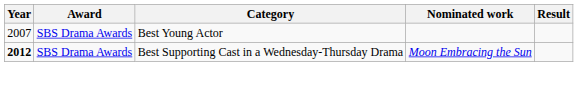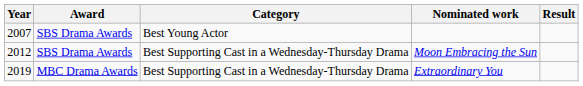(19, 52) bold -> (19, 52) normal
+ row: (458, 71)
